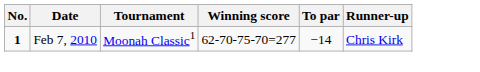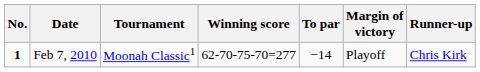+ column: (375, 23)
